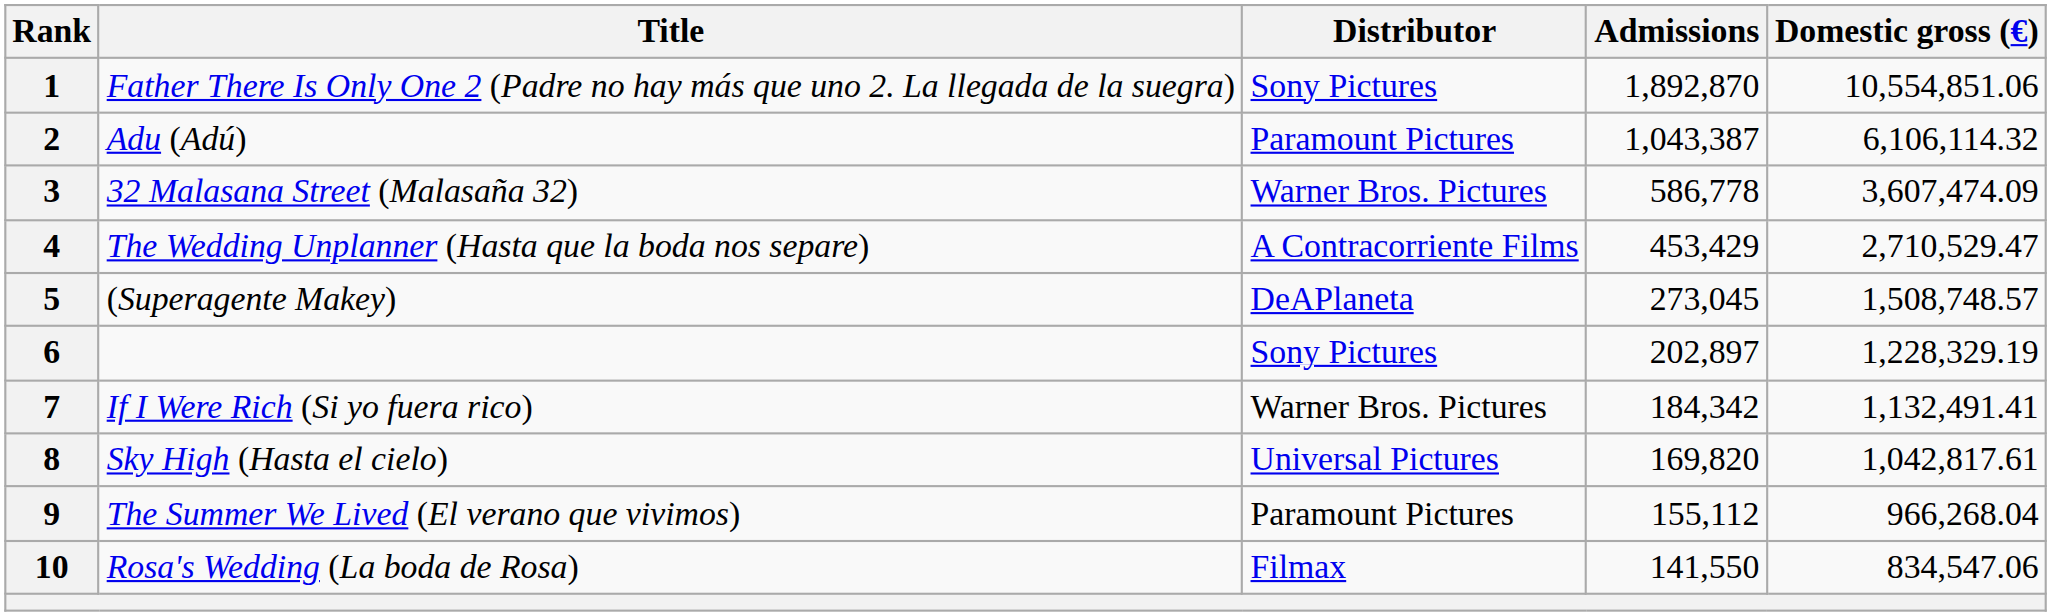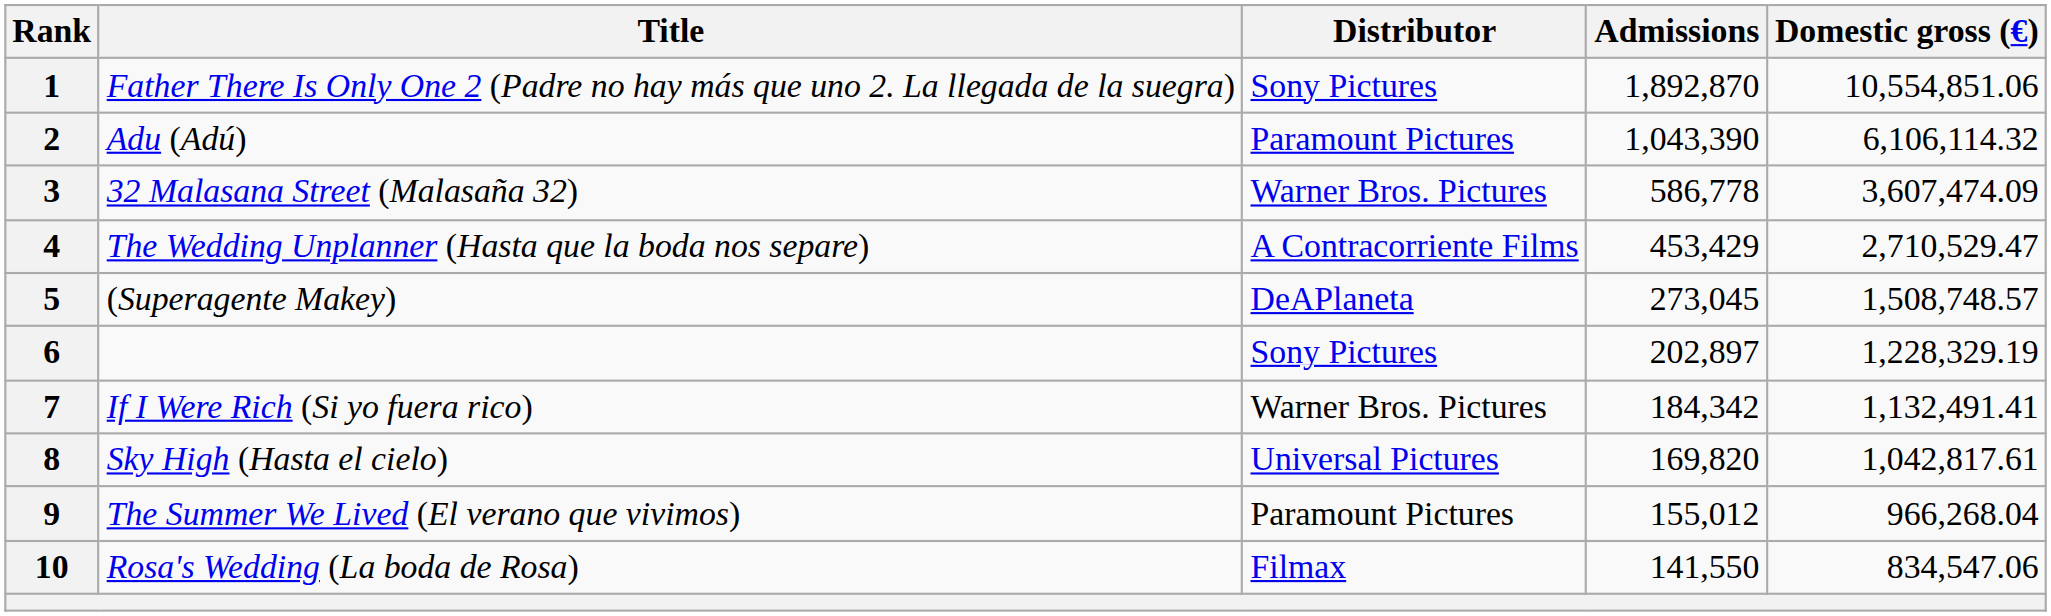(1692, 138) 1,043,387 -> (1692, 138) 1,043,390
(1705, 513) 155,112 -> (1705, 513) 155,012
